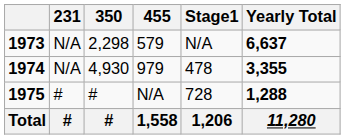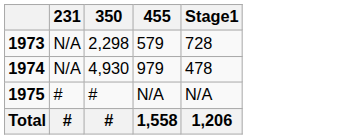- column: (291, 17)
(199, 43) N/A -> (199, 43) 728
(199, 95) 728 -> (199, 95) N/A
